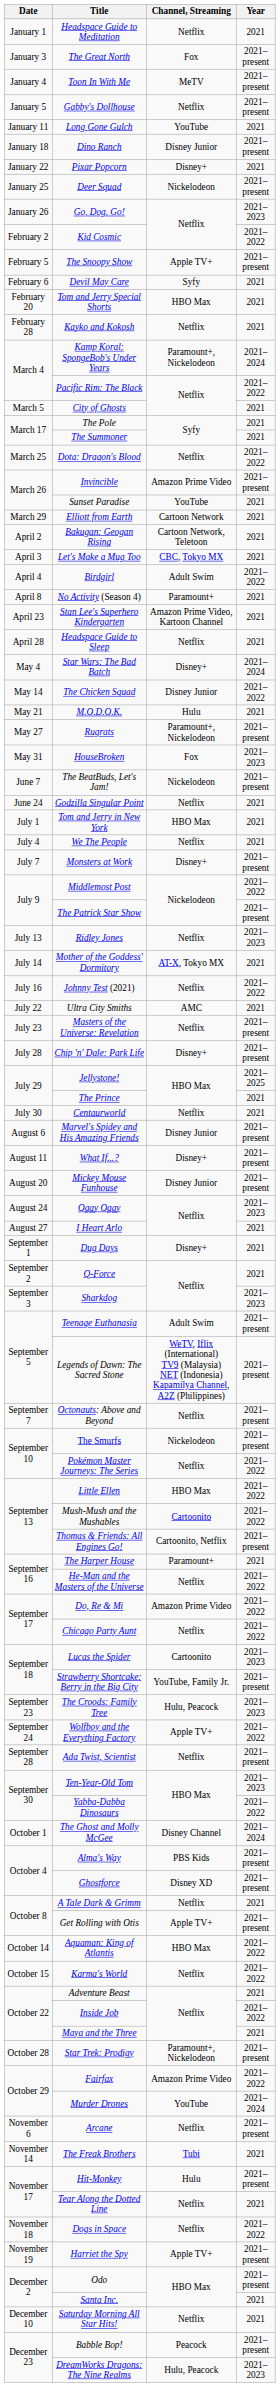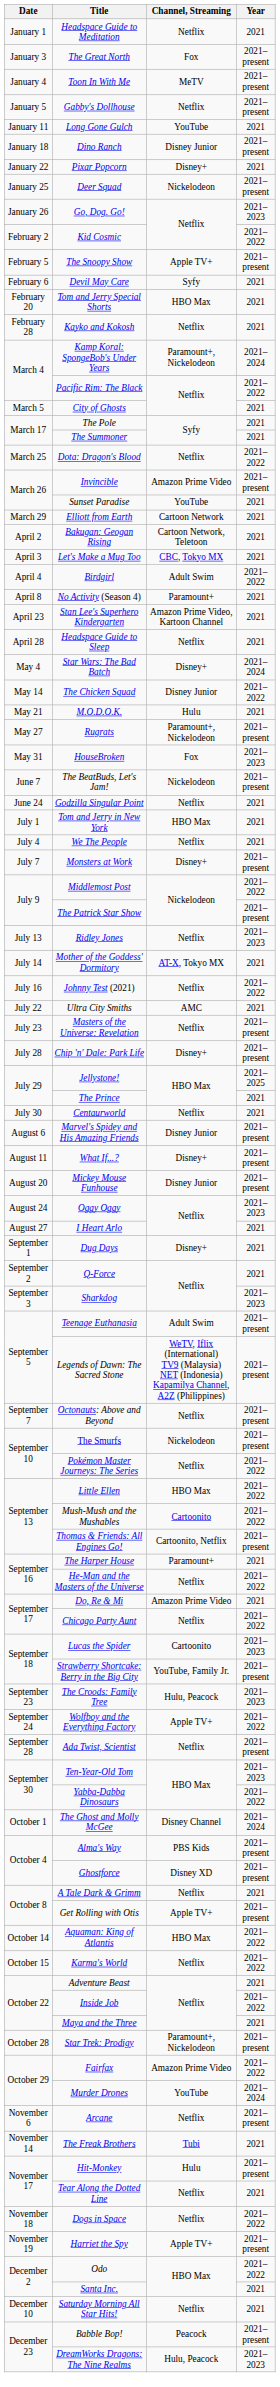(256, 1606) 2021–2022 -> (256, 1601) 2021
(256, 2279) 2021–present -> (256, 2269) 2021–2022
